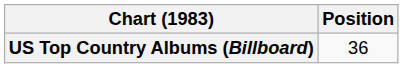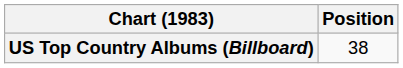(358, 47) 36 -> (358, 47) 38
